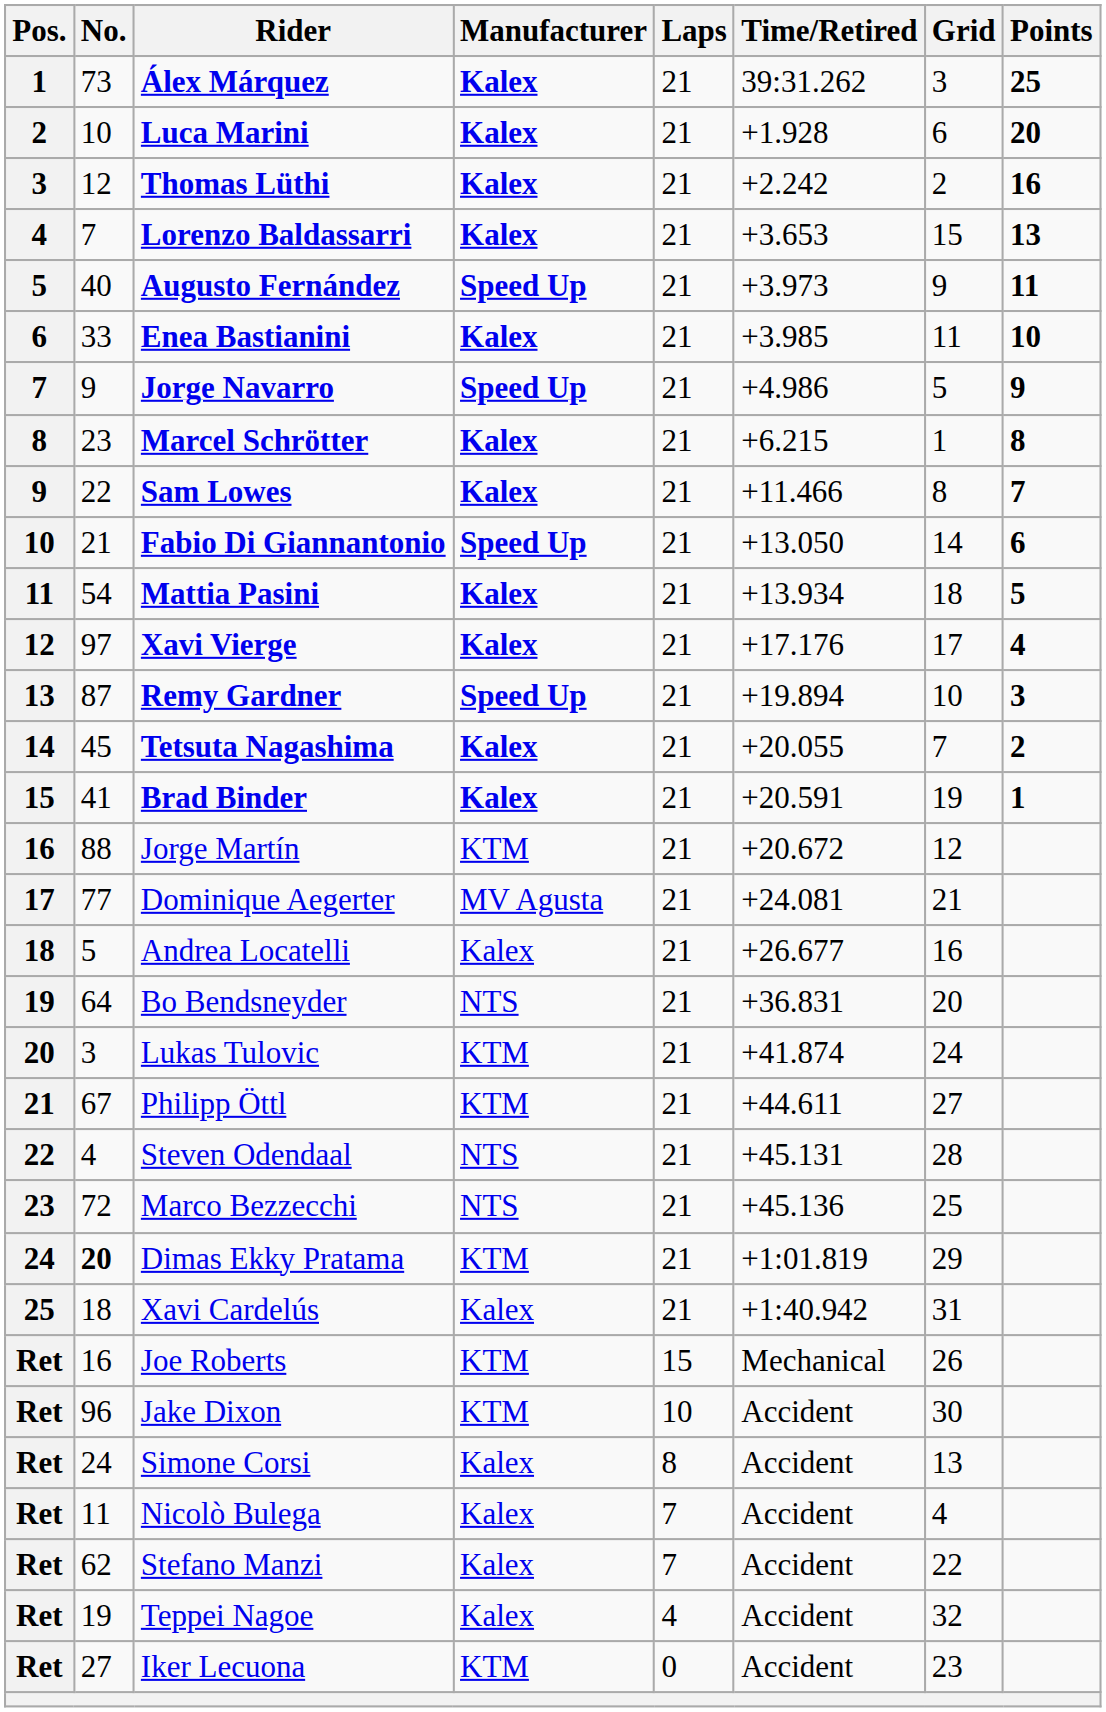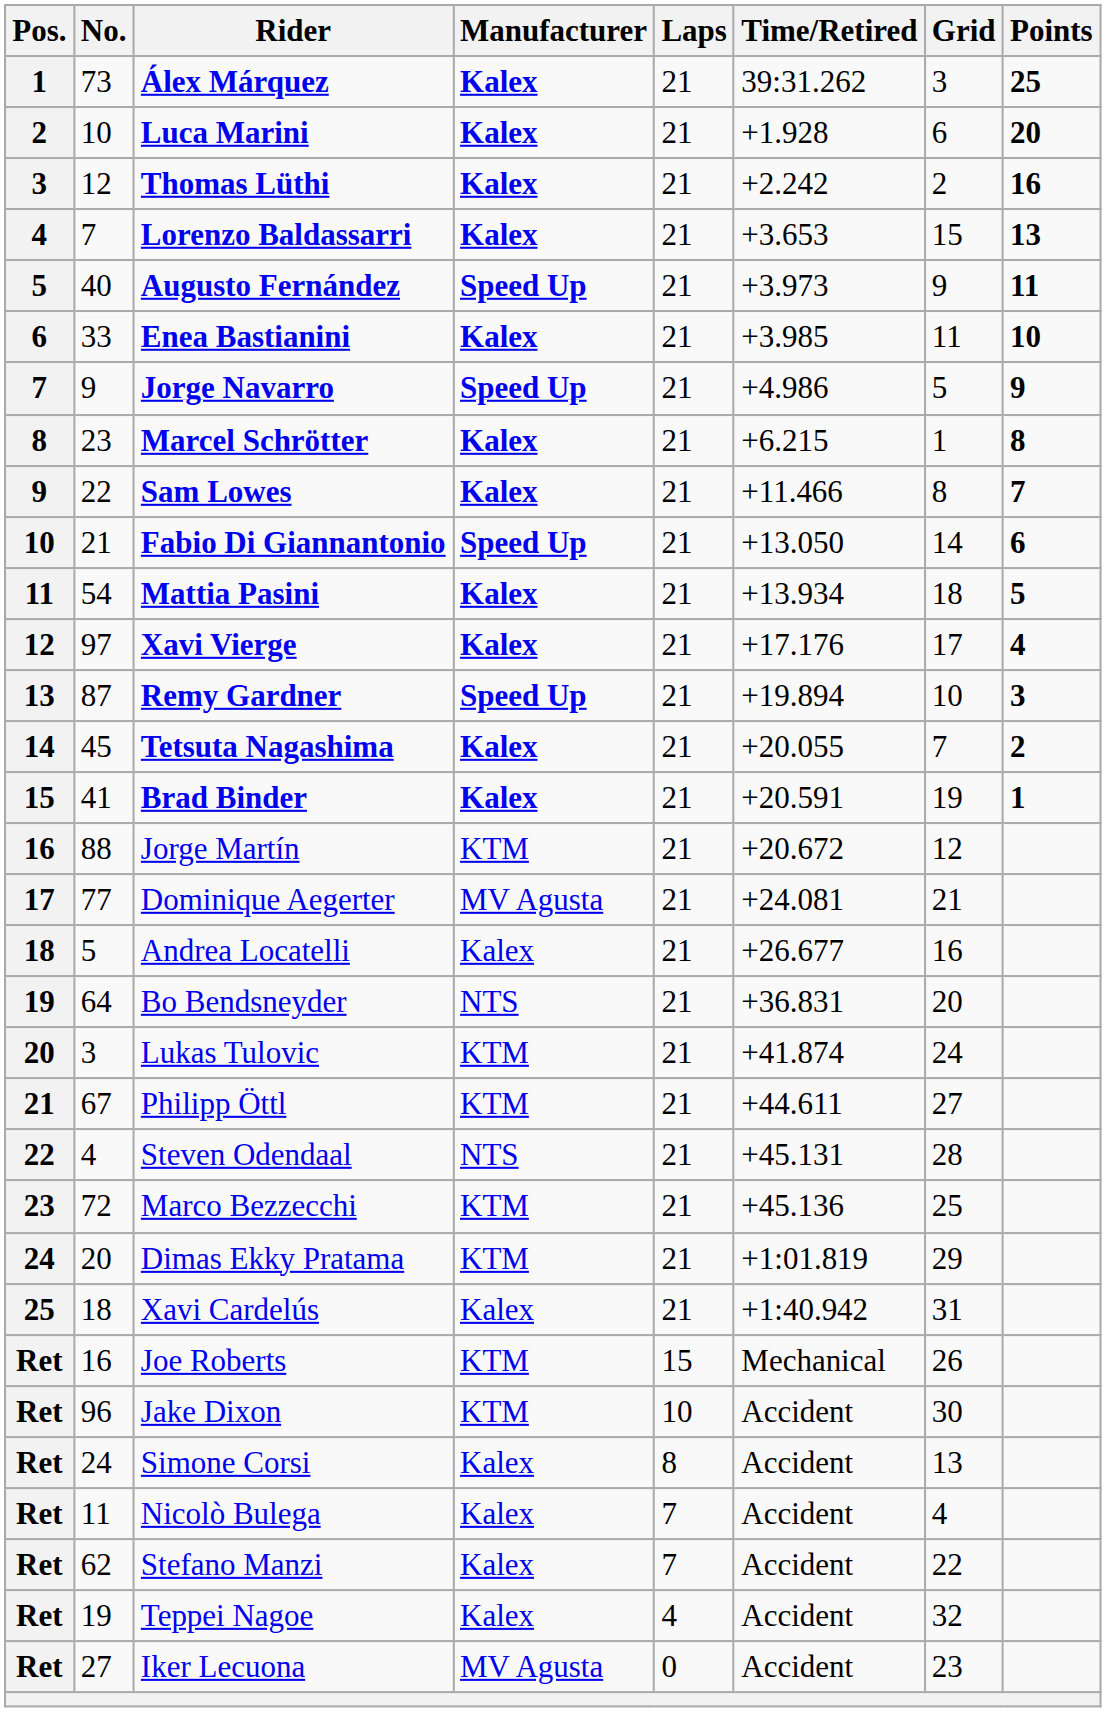(489, 1206) NTS -> (494, 1206) KTM
(96, 1257) bold -> (96, 1257) normal
(494, 1666) KTM -> (532, 1666) MV Agusta
